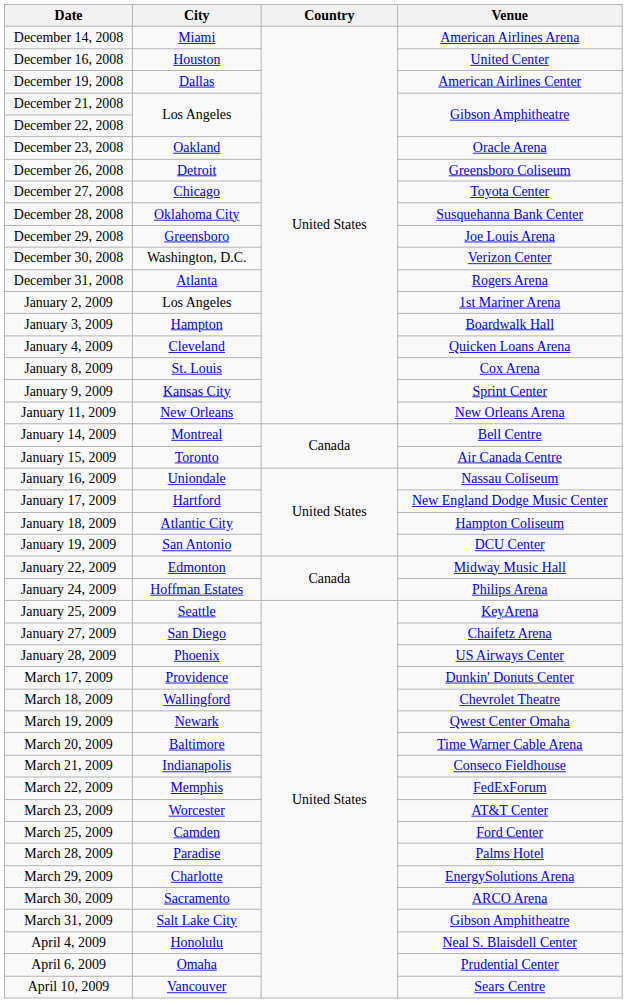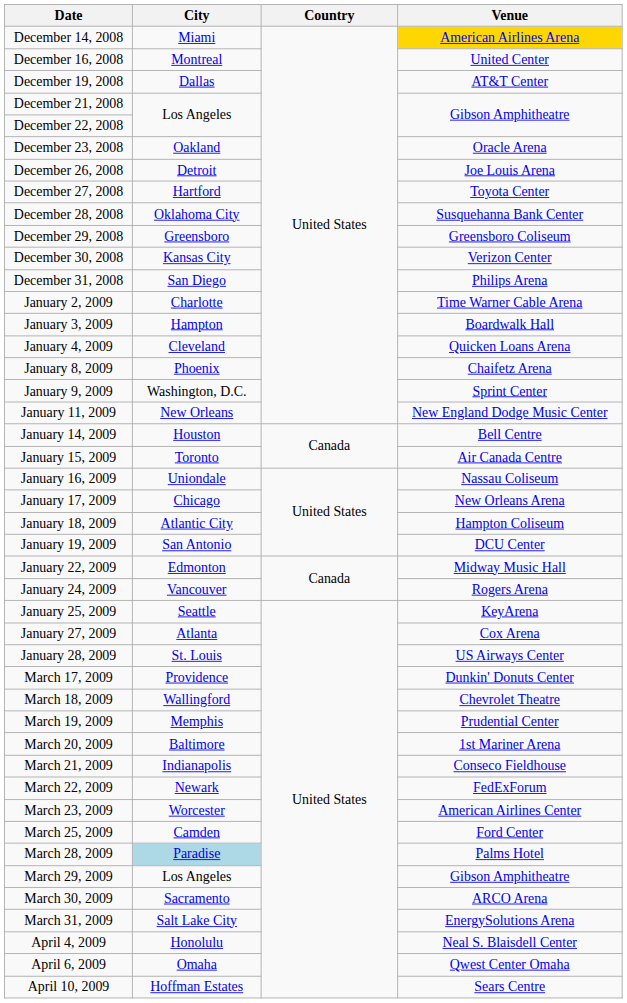(510, 37) no background -> (510, 37) gold background
(197, 59) Houston -> (197, 59) Montreal
(510, 81) American Airlines Center -> (510, 81) AT&T Center
(510, 170) Greensboro Coliseum -> (510, 170) Joe Louis Arena
(197, 192) Chicago -> (197, 192) Hartford
(510, 236) Joe Louis Arena -> (510, 236) Greensboro Coliseum
(197, 258) Washington, D.C. -> (197, 258) Kansas City
(197, 280) Atlanta -> (197, 280) San Diego
(510, 280) Rogers Arena -> (510, 280) Philips Arena
(197, 302) Los Angeles -> (197, 302) Charlotte
(510, 302) 1st Mariner Arena -> (510, 302) Time Warner Cable Arena
(197, 368) St. Louis -> (197, 368) Phoenix
(510, 368) Cox Arena -> (510, 368) Chaifetz Arena
(197, 390) Kansas City -> (197, 390) Washington, D.C.
(510, 412) New Orleans Arena -> (510, 412) New England Dodge Music Center
(197, 434) Montreal -> (197, 434) Houston
(197, 501) Hartford -> (197, 501) Chicago
(510, 501) New England Dodge Music Center -> (510, 501) New Orleans Arena
(197, 589) Hoffman Estates -> (197, 589) Vancouver
(510, 589) Philips Arena -> (510, 589) Rogers Arena
(197, 633) San Diego -> (197, 633) Atlanta
(510, 633) Chaifetz Arena -> (510, 633) Cox Arena
(197, 655) Phoenix -> (197, 655) St. Louis
(197, 721) Newark -> (197, 721) Memphis
(510, 721) Qwest Center Omaha -> (510, 721) Prudential Center
(510, 744) Time Warner Cable Arena -> (510, 744) 1st Mariner Arena
(197, 788) Memphis -> (197, 788) Newark
(510, 810) AT&T Center -> (510, 810) American Airlines Center
(197, 854) no background -> (197, 854) lightblue background
(197, 876) Charlotte -> (197, 876) Los Angeles
(510, 876) EnergySolutions Arena -> (510, 876) Gibson Amphitheatre
(510, 920) Gibson Amphitheatre -> (510, 920) EnergySolutions Arena
(510, 964) Prudential Center -> (510, 964) Qwest Center Omaha
(197, 986) Vancouver -> (197, 986) Hoffman Estates
